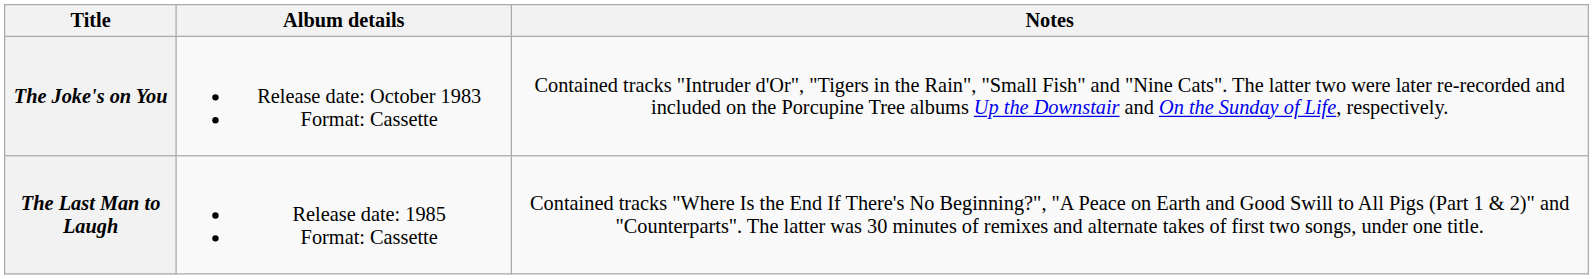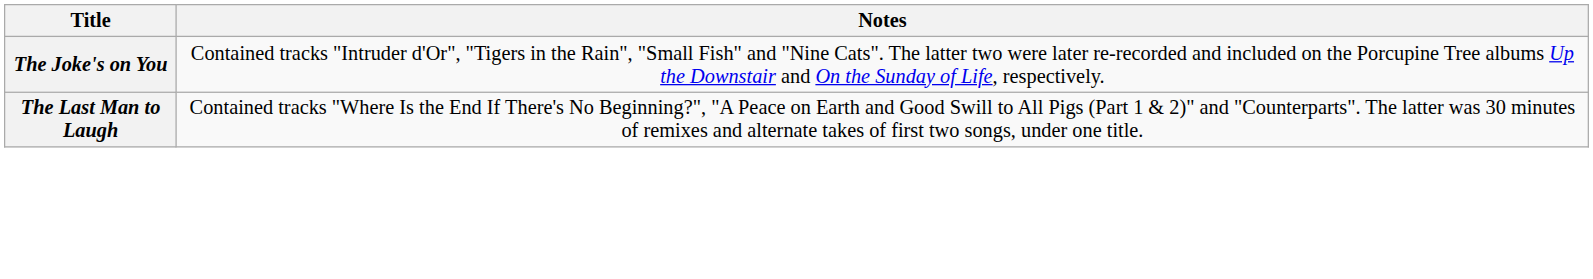- column: (344, 20)
